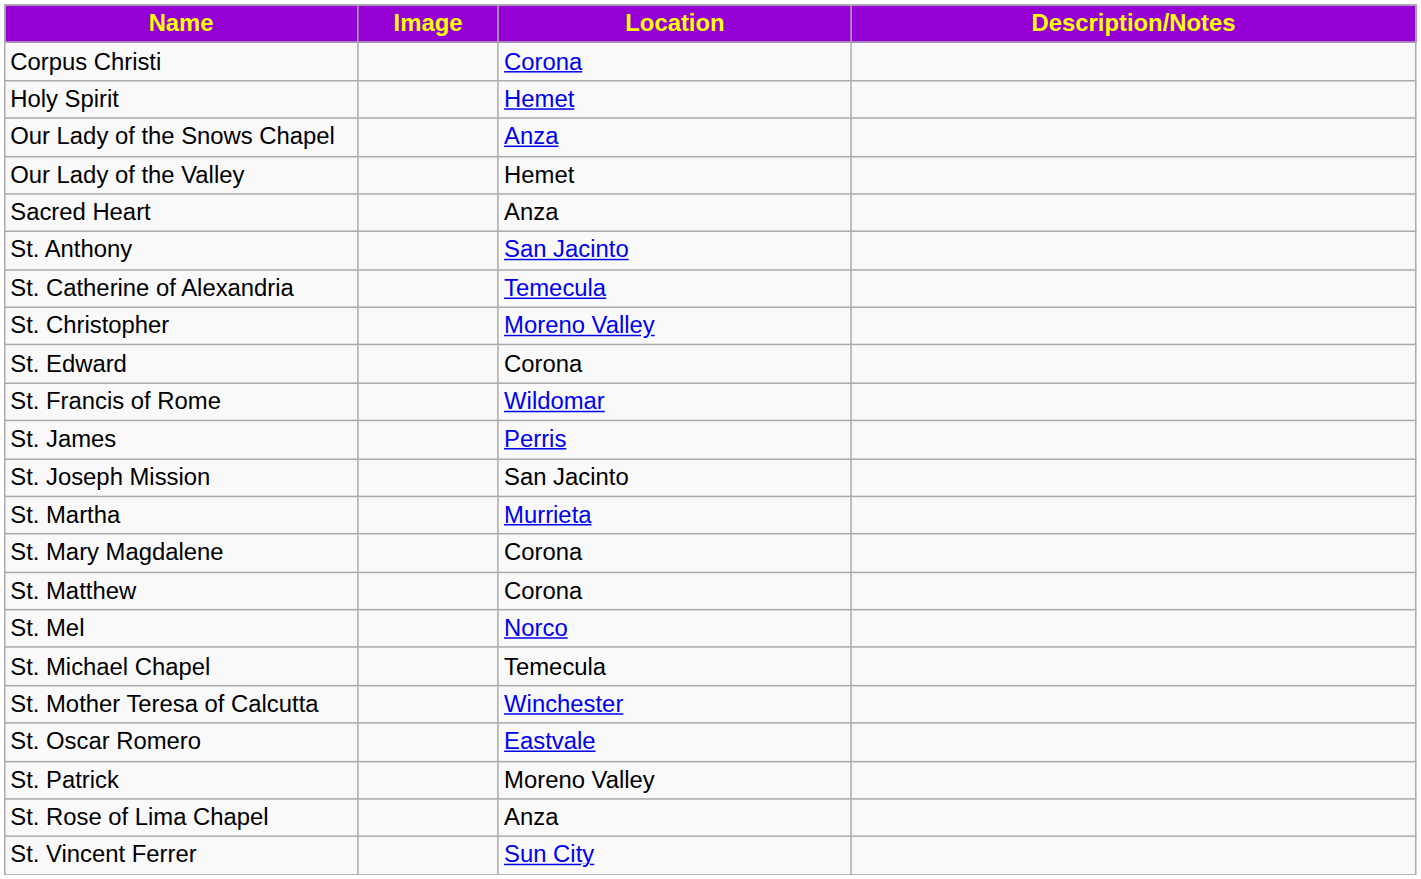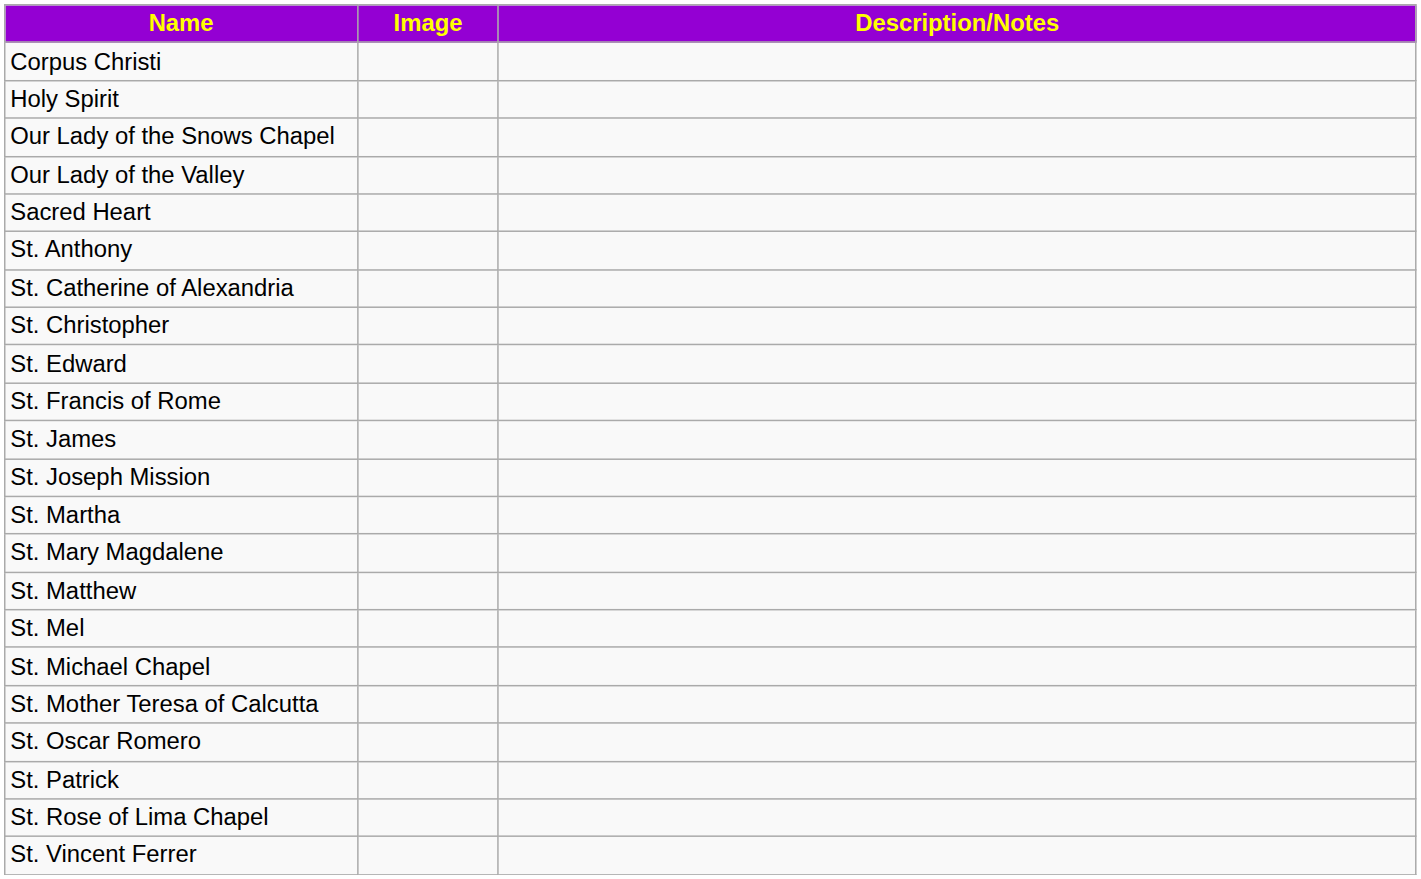- column: (675, 23)
